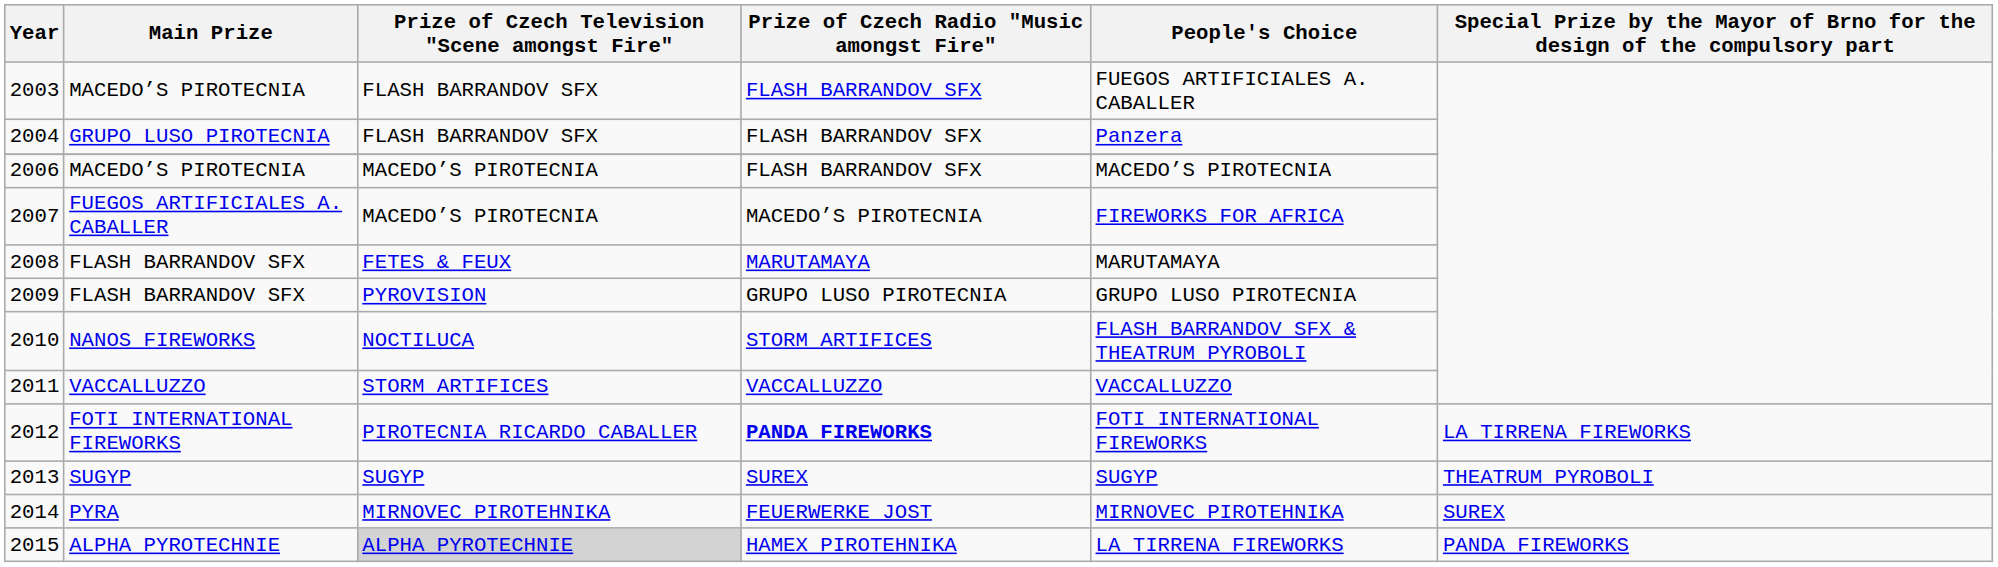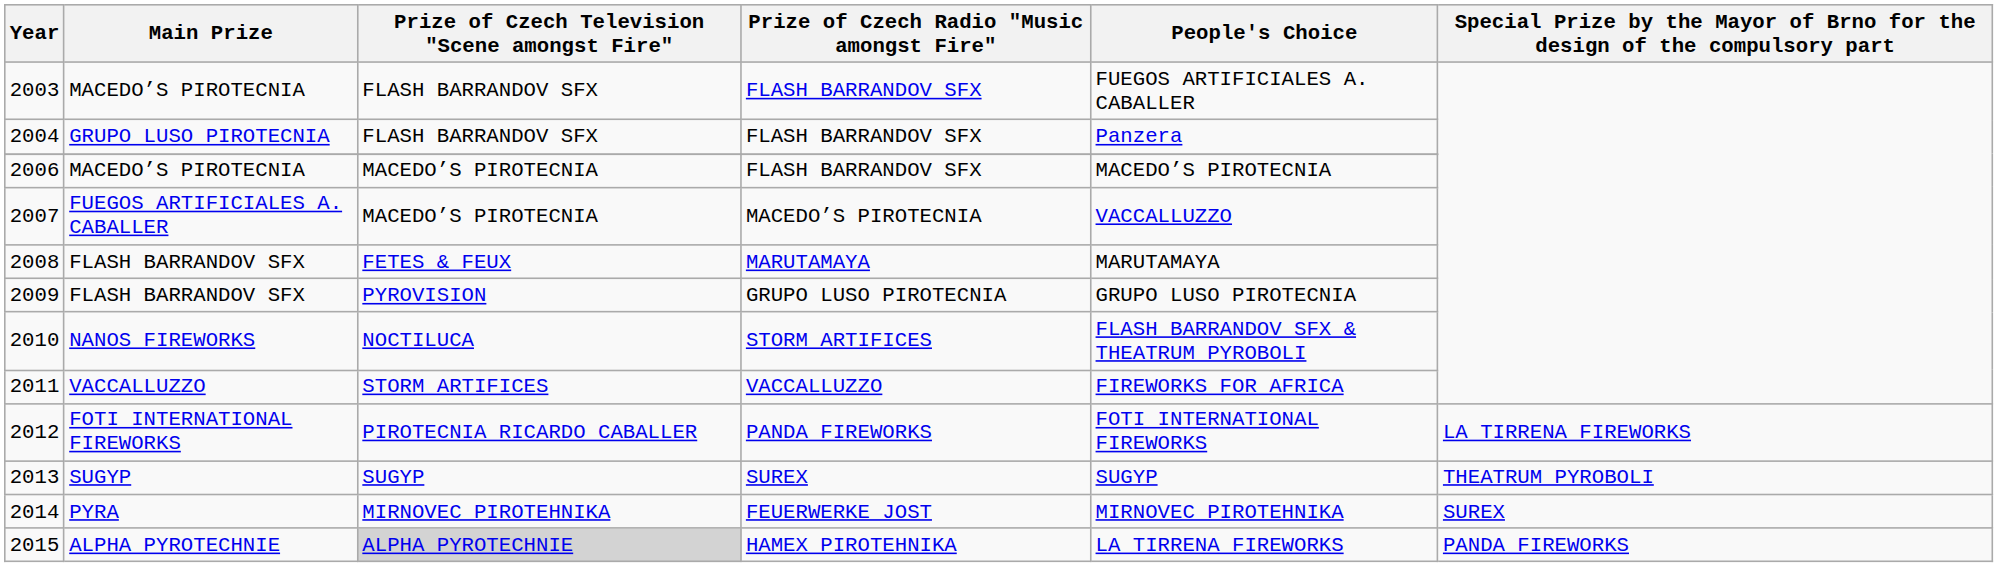(1220, 216) FIREWORKS FOR AFRICA -> (1164, 216) VACCALLUZZO
(1164, 387) VACCALLUZZO -> (1220, 387) FIREWORKS FOR AFRICA
(839, 432) bold -> (839, 432) normal
